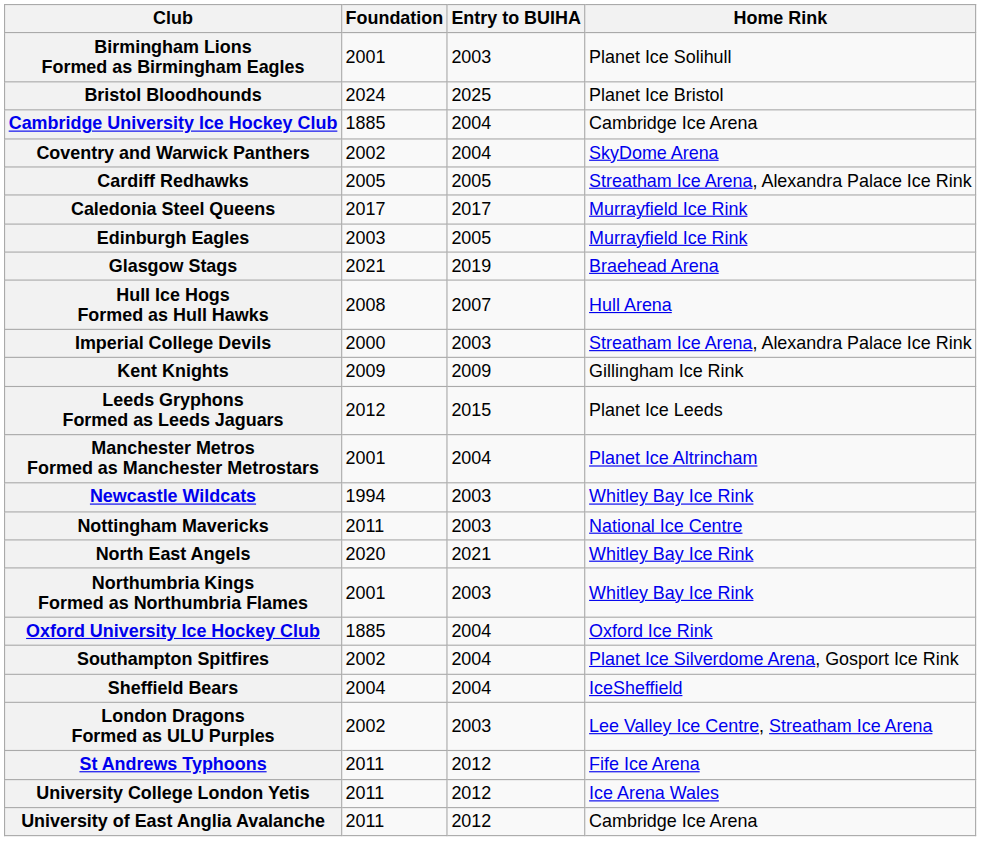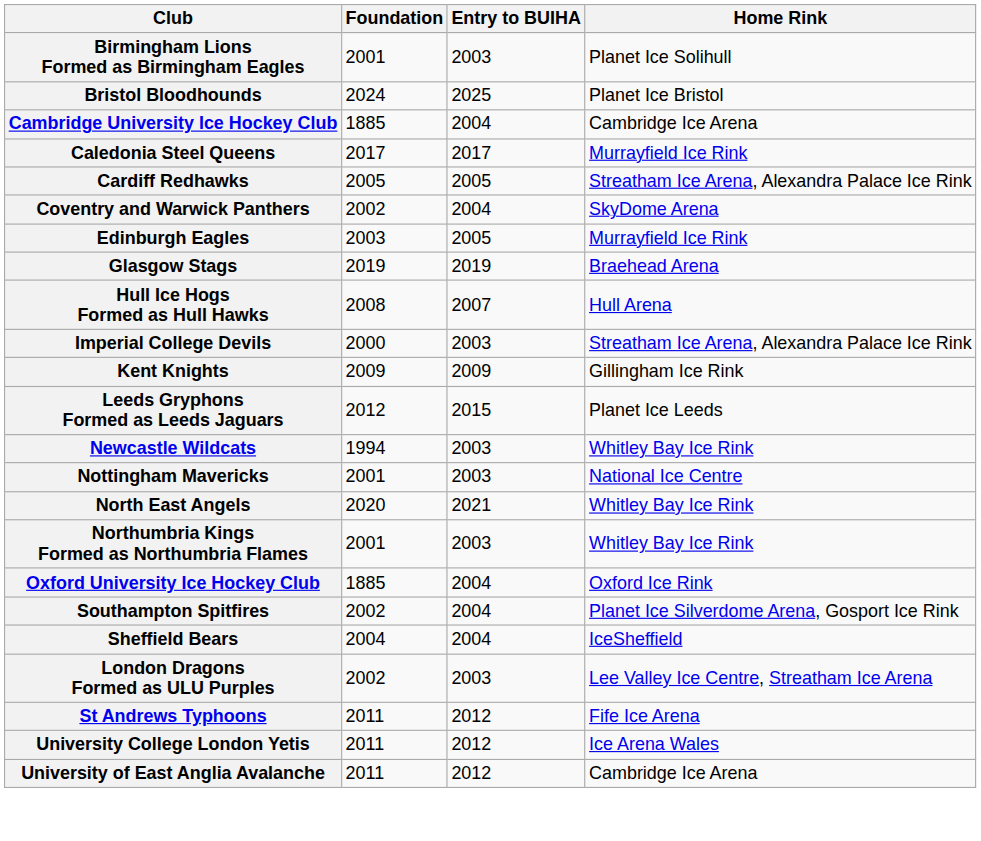rows swapped: (173, 209) <-> (173, 152)
(366, 266) 2021 -> (366, 266) 2019
- row: (173, 458)
(365, 525) 2011 -> (366, 477) 2001
